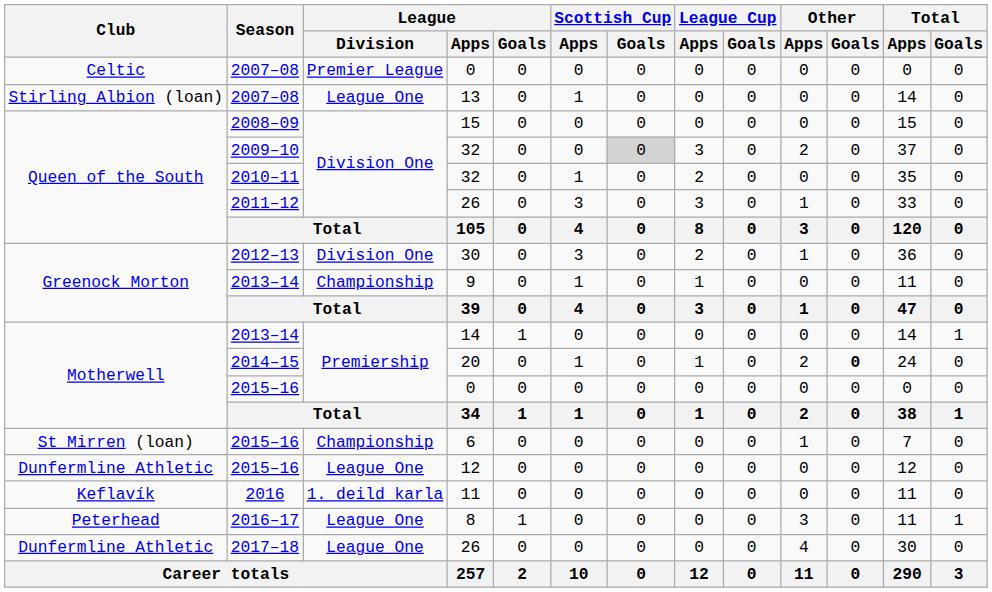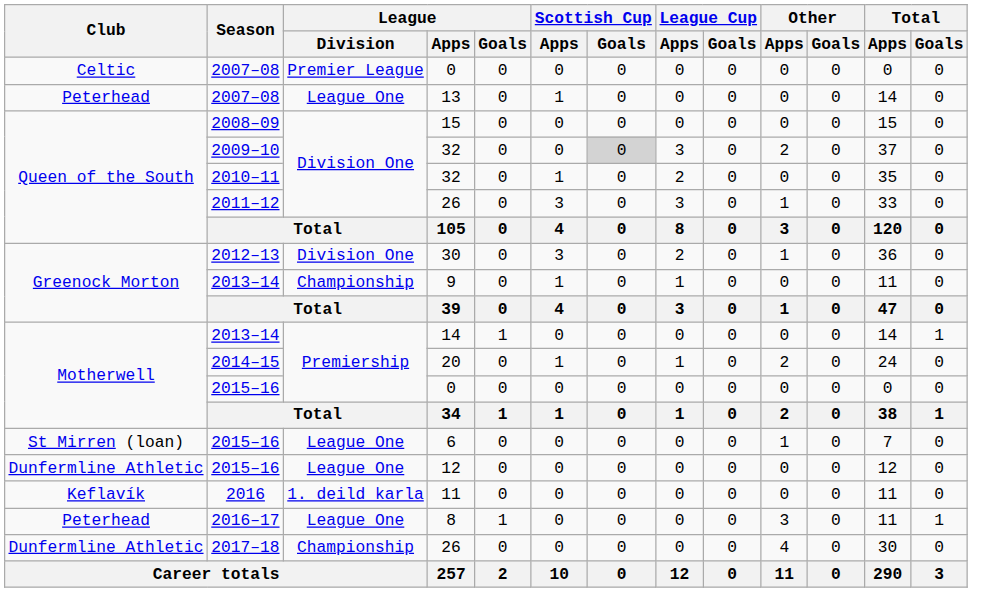(116, 97) Stirling Albion (loan) -> (106, 97) Peterhead
(855, 362) bold -> (836, 362) normal
(375, 442) Championship -> (356, 442) League One
(375, 548) League One -> (356, 548) Championship
